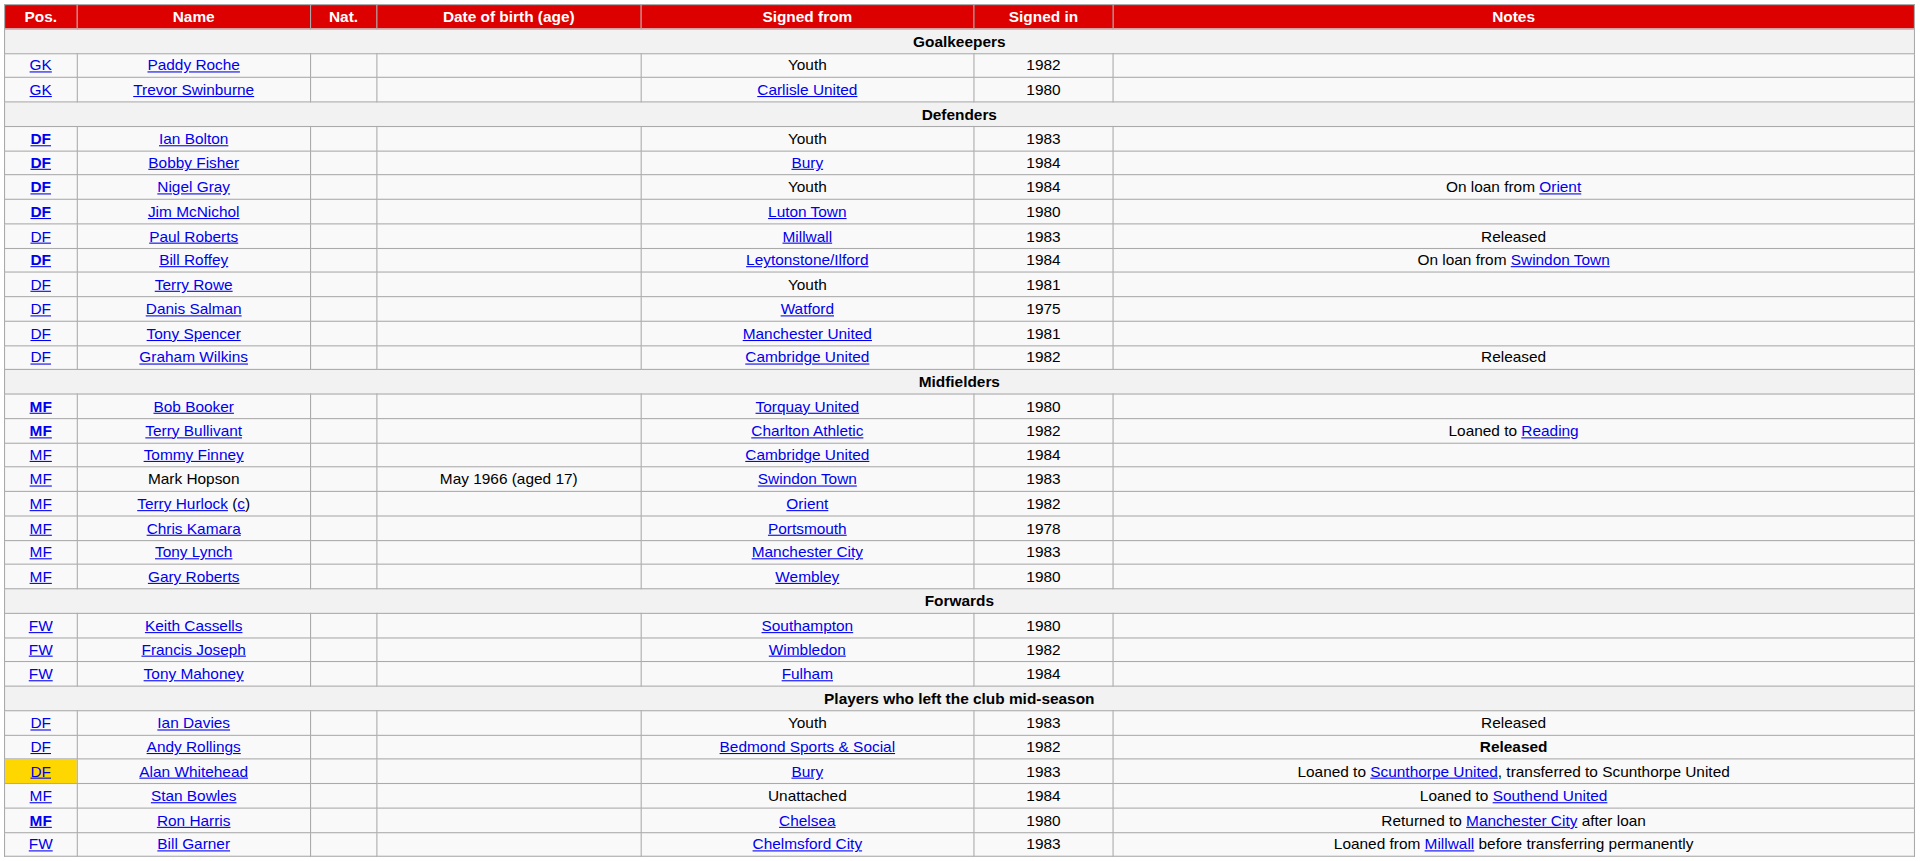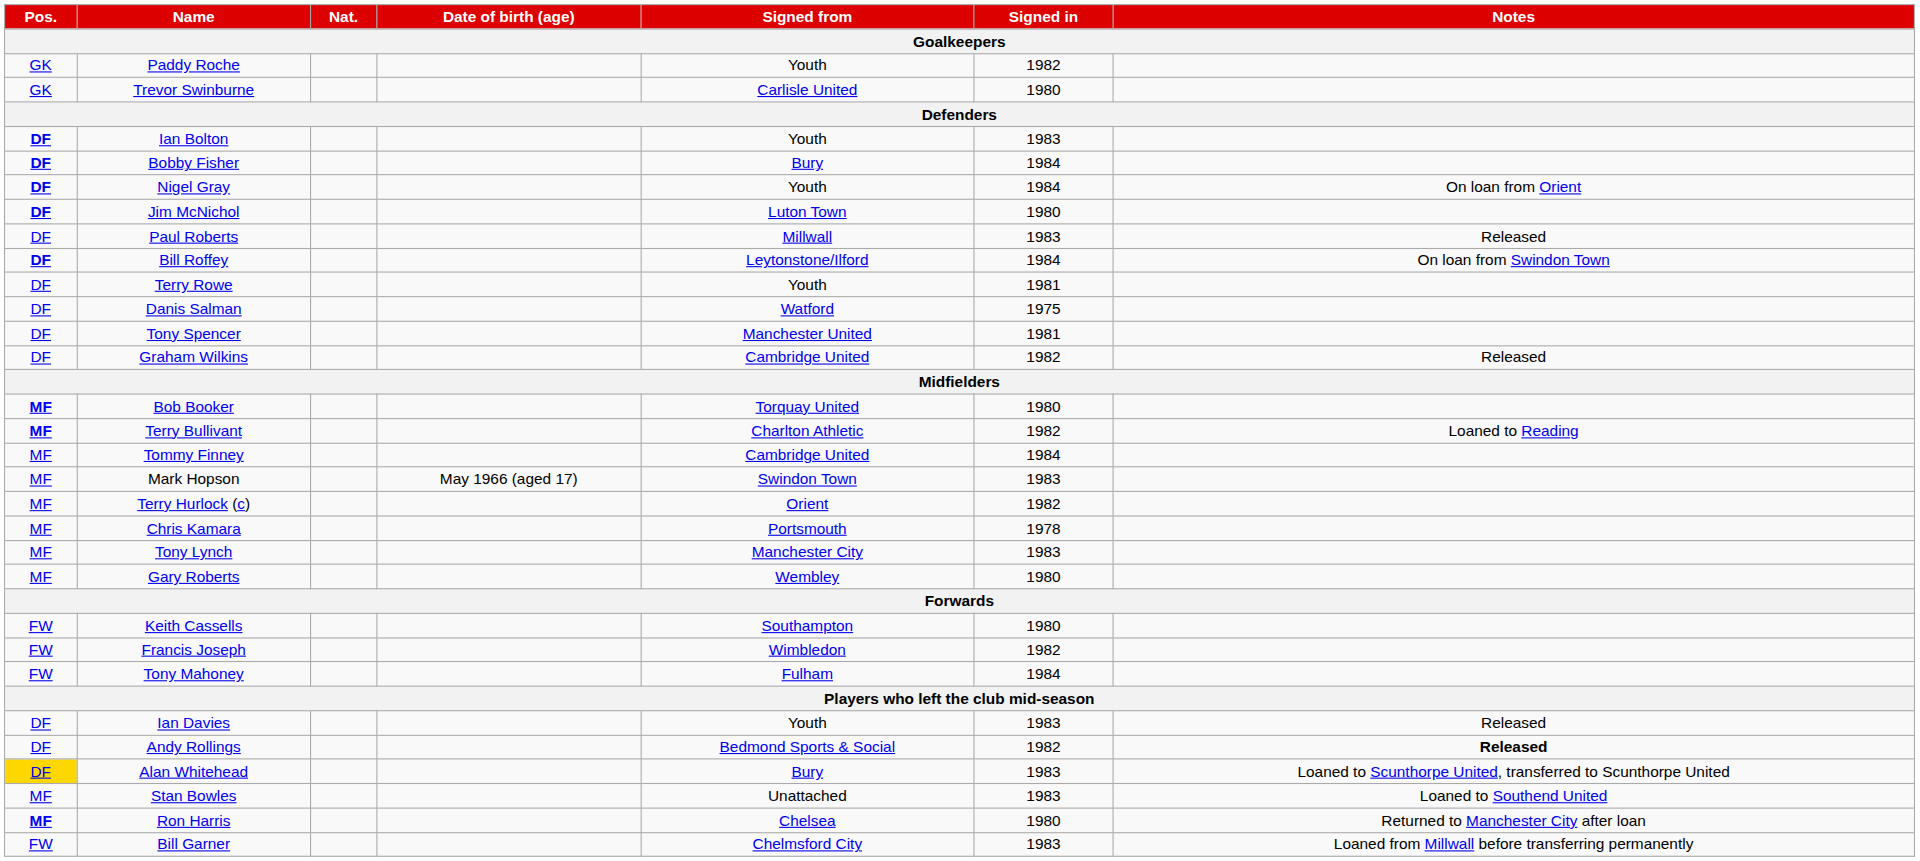(1043, 796) 1984 -> (1043, 796) 1983
